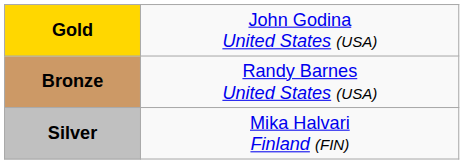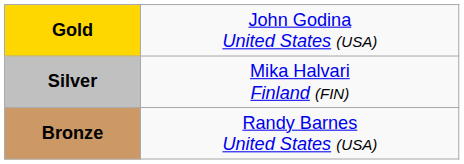rows swapped: (73, 132) <-> (73, 81)
